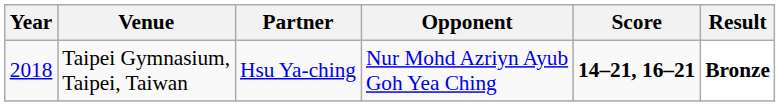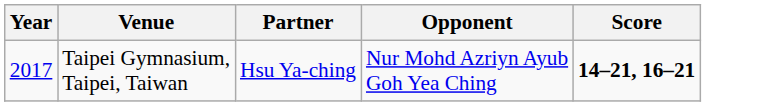- column: (738, 22)
(31, 70) 2018 -> (31, 70) 2017
